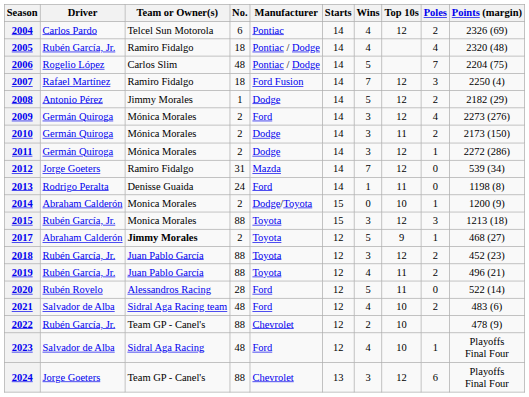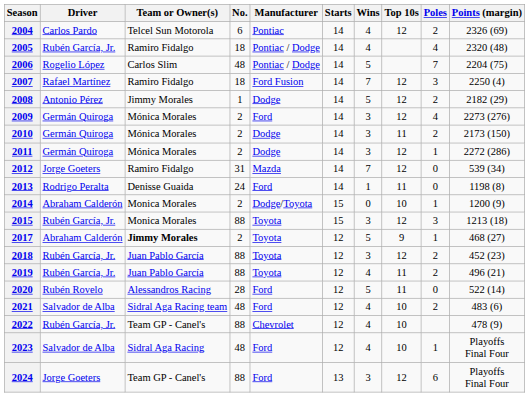(368, 324) 2 -> (368, 324) 4
(273, 377) Chevrolet -> (262, 377) Ford
